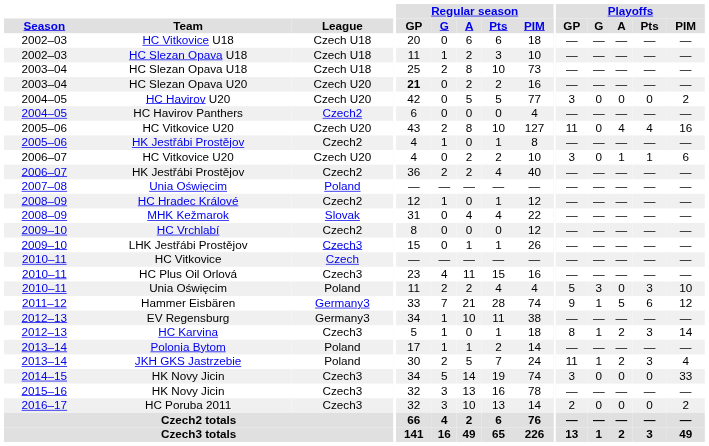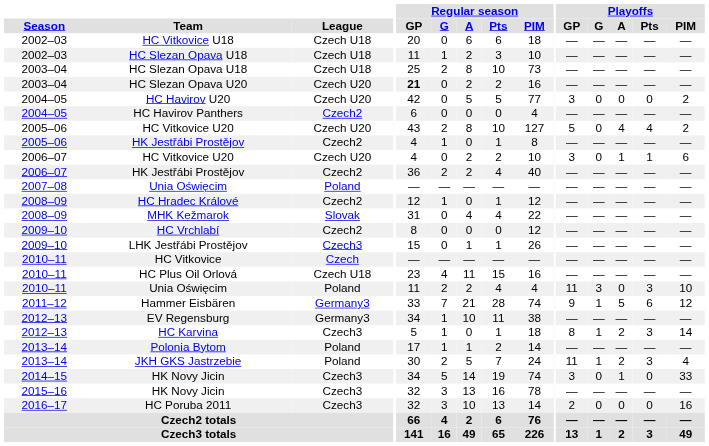(572, 128) 11 -> (572, 128) 5
(686, 128) 16 -> (686, 128) 2
(342, 274) Czech3 -> (342, 274) Czech U18
(572, 288) 5 -> (572, 288) 11
(621, 376) 0 -> (621, 376) 1
(686, 405) 2 -> (686, 405) 16
